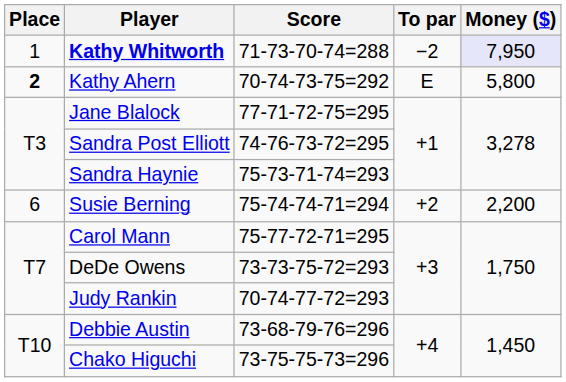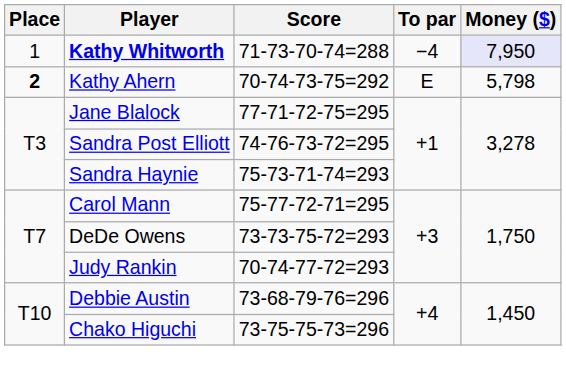(427, 50) −2 -> (427, 50) −4
(511, 81) 5,800 -> (511, 81) 5,798
- row: (130, 205)
